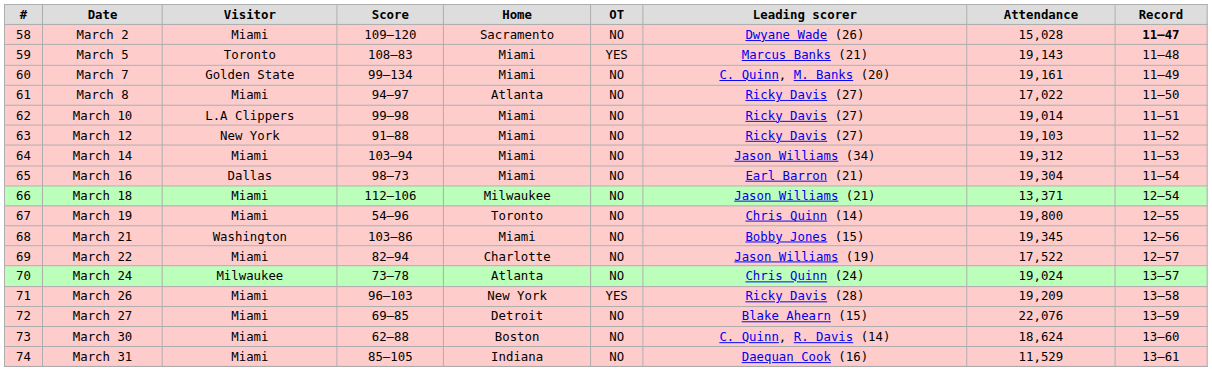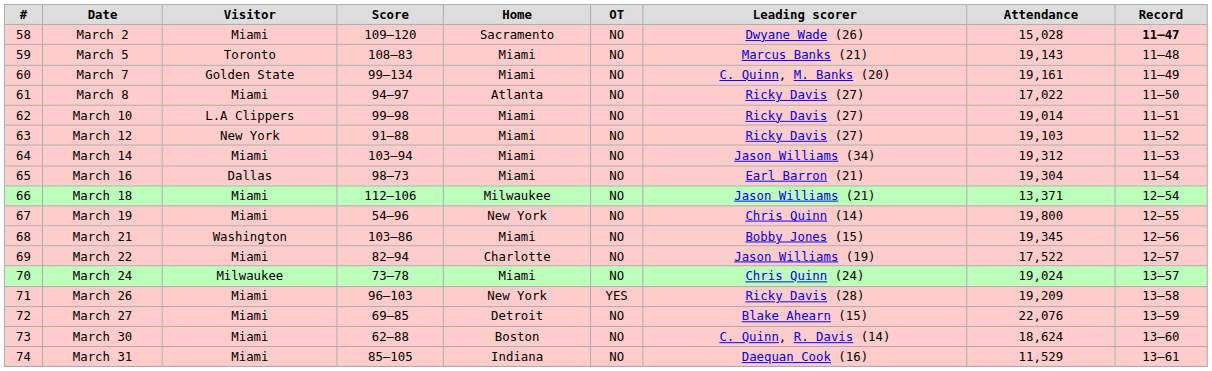(617, 55) YES -> (617, 55) NO
(517, 216) Toronto -> (517, 216) New York
(517, 276) Atlanta -> (517, 276) Miami
